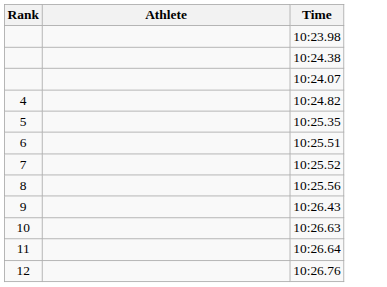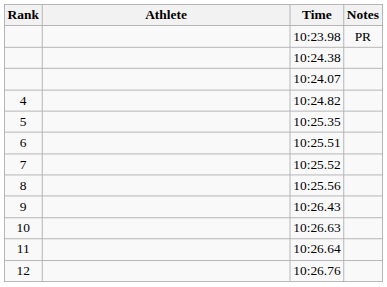+ column: (363, 15)
